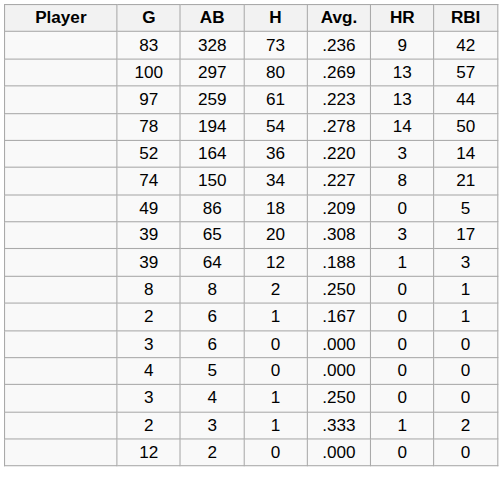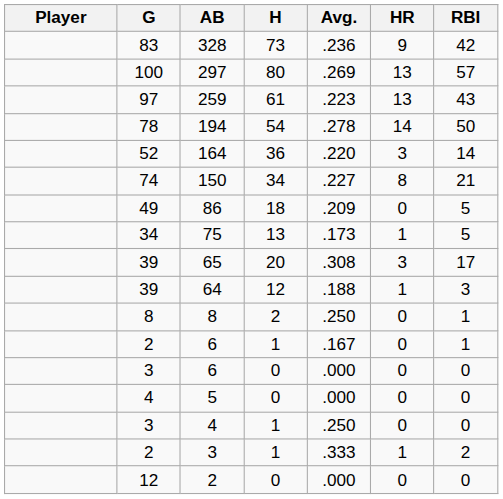(466, 99) 44 -> (466, 99) 43
+ row: (149, 235)
